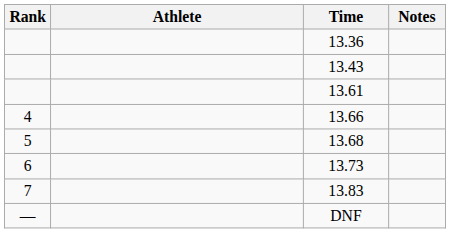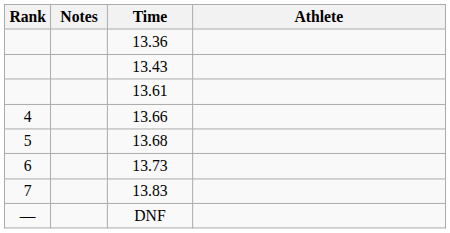columns swapped: (177, 16) <-> (417, 16)
